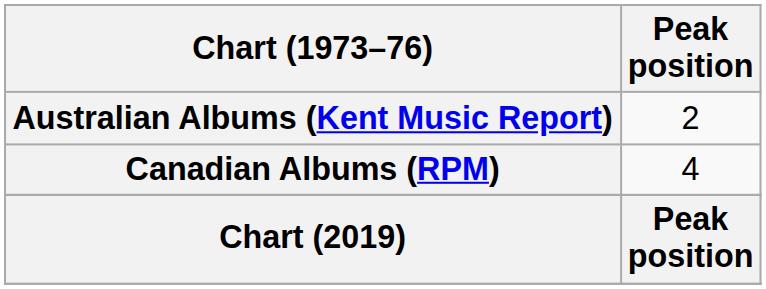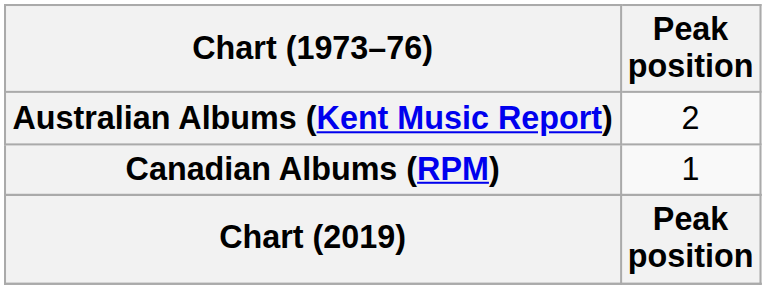(691, 169) 4 -> (691, 169) 1
